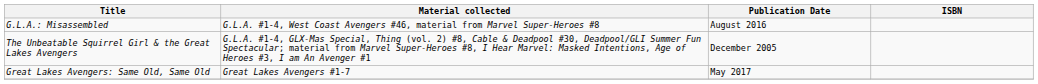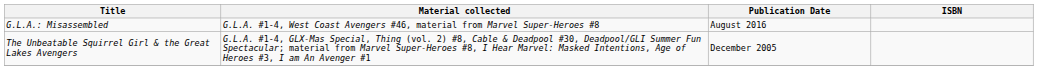- row: (108, 72)
